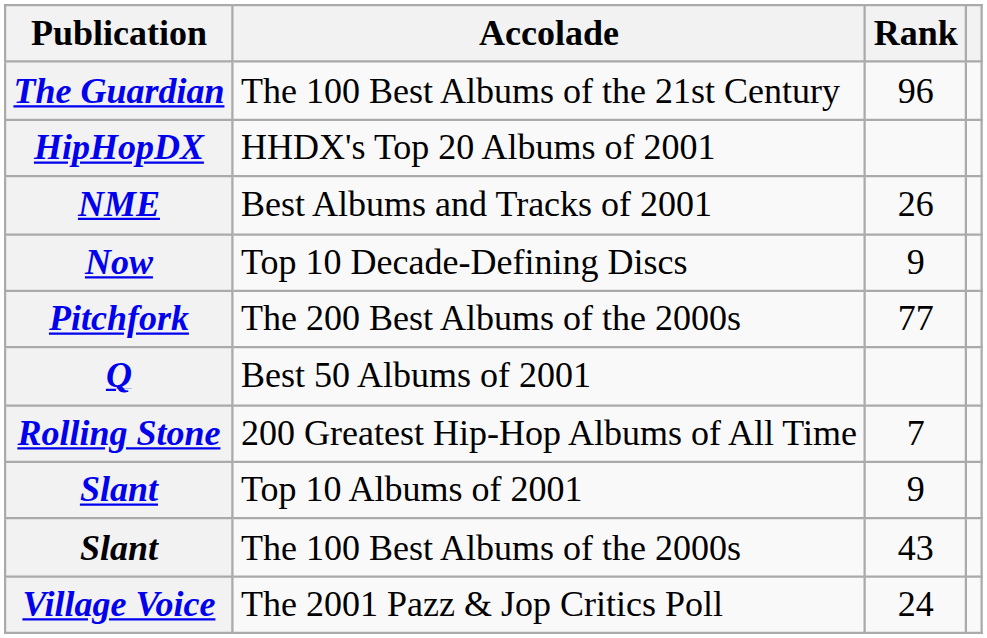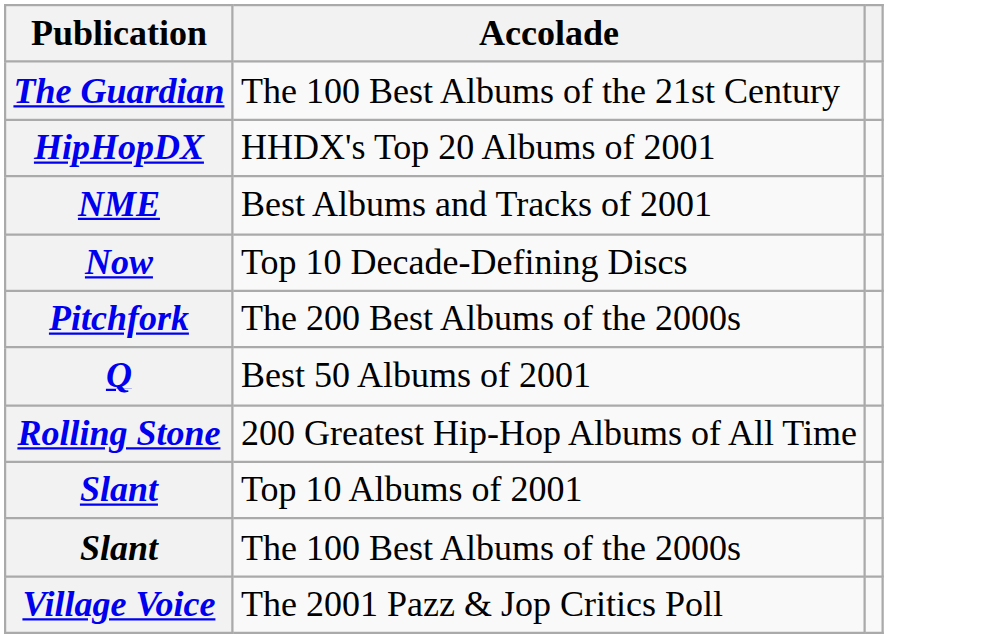- column: (916, 33)
